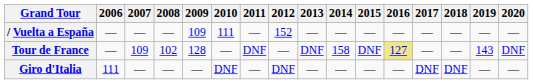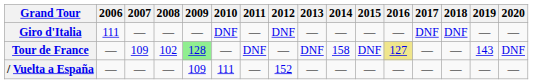rows swapped: (50, 69) <-> (50, 32)
(197, 50) no background -> (197, 50) lightgreen background
